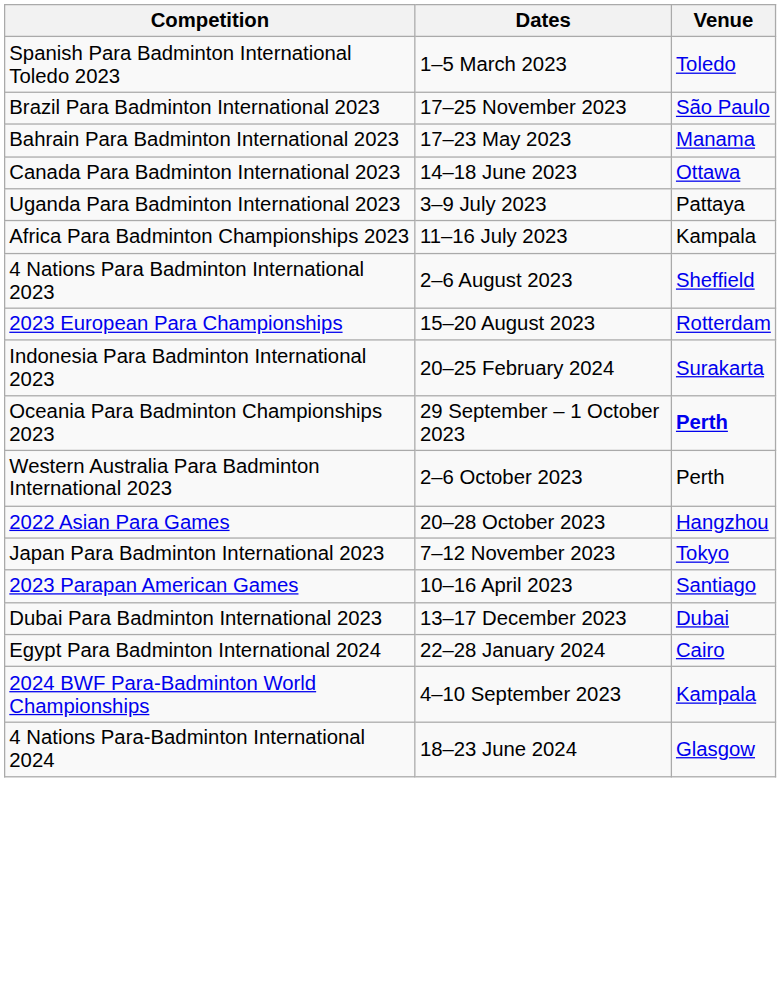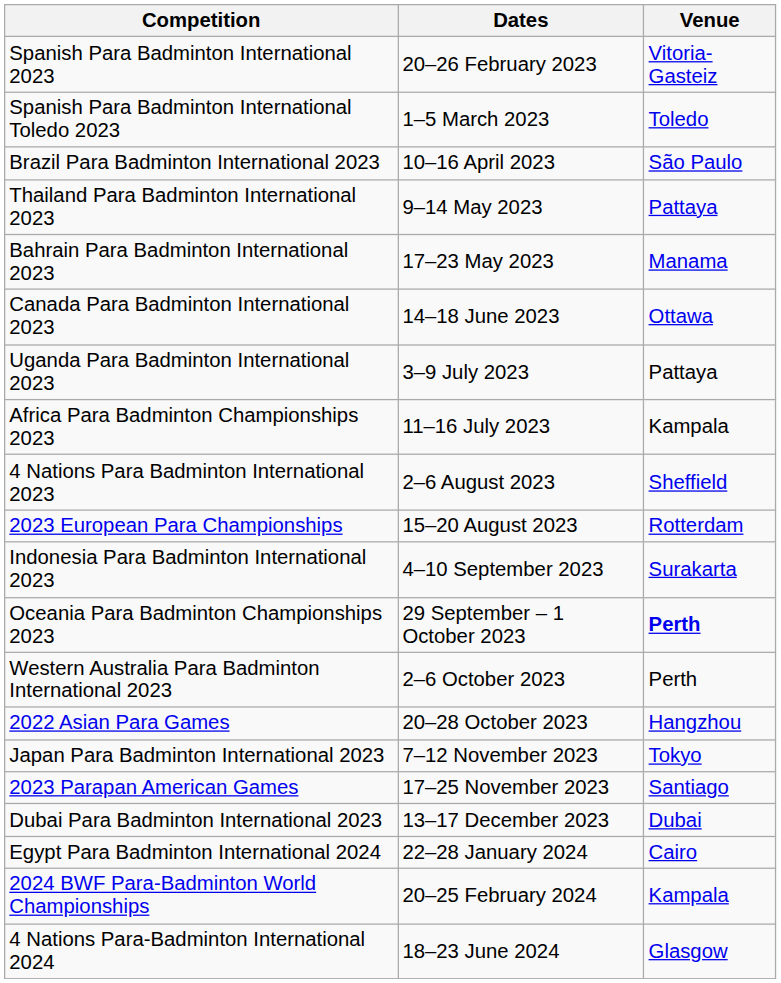+ row: (180, 64)
(523, 107) 17–25 November 2023 -> (479, 163) 10–16 April 2023
+ row: (183, 206)
(517, 367) 20–25 February 2024 -> (503, 569) 4–10 September 2023
(496, 586) 10–16 April 2023 -> (506, 787) 17–25 November 2023
(520, 694) 4–10 September 2023 -> (500, 895) 20–25 February 2024
